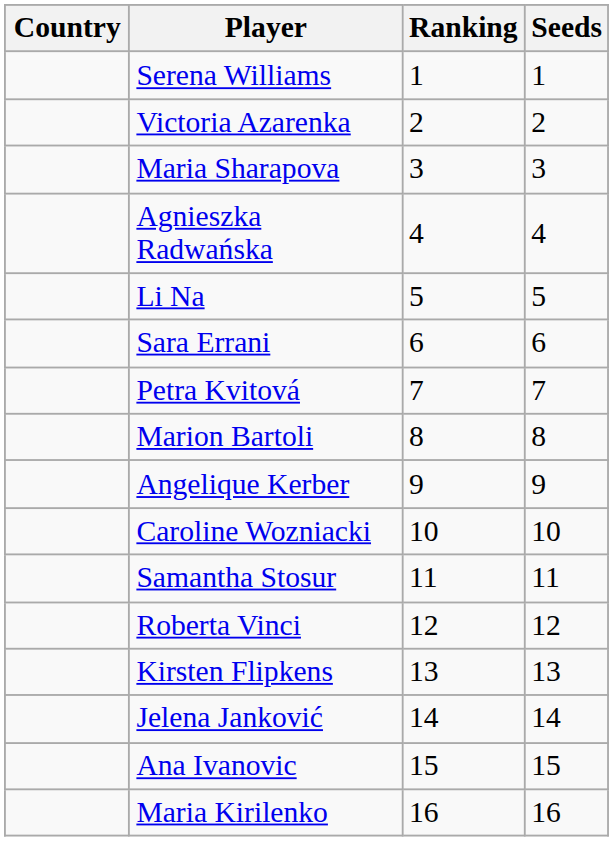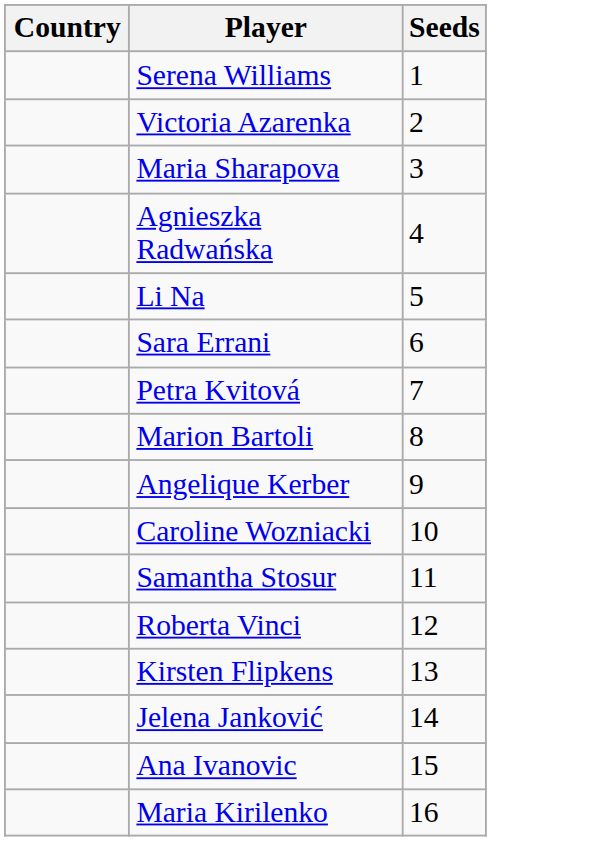- column: (463, 27)
